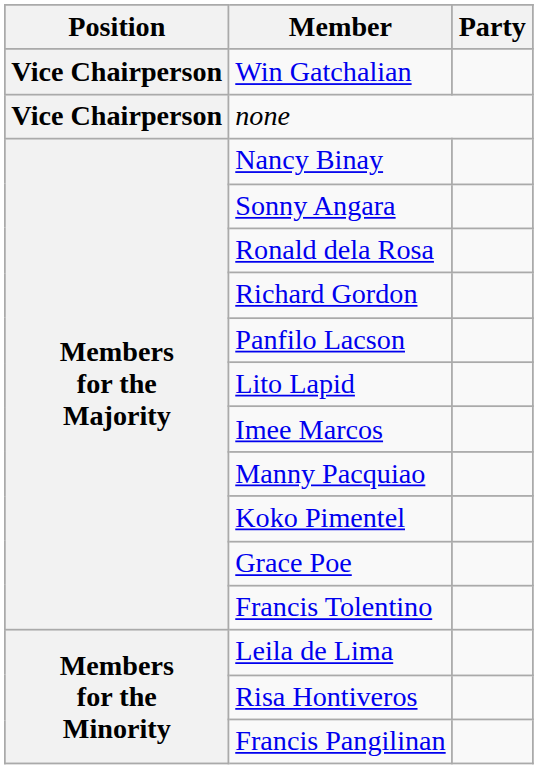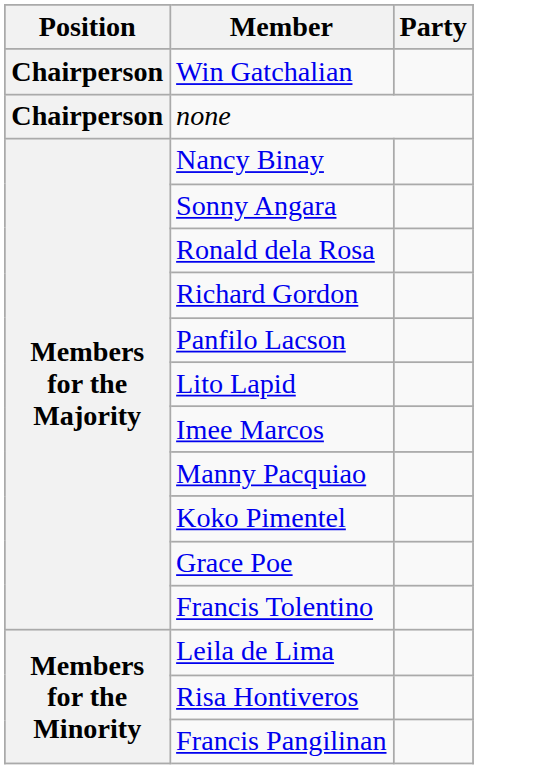(117, 71) Vice Chairperson -> (87, 71) Chairperson
(117, 116) Vice Chairperson -> (87, 116) Chairperson
